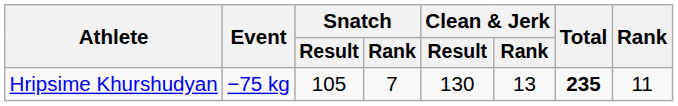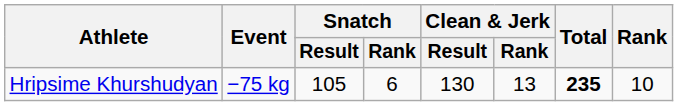(392, 85) 7 -> (392, 85) 6
(642, 85) 11 -> (642, 85) 10
